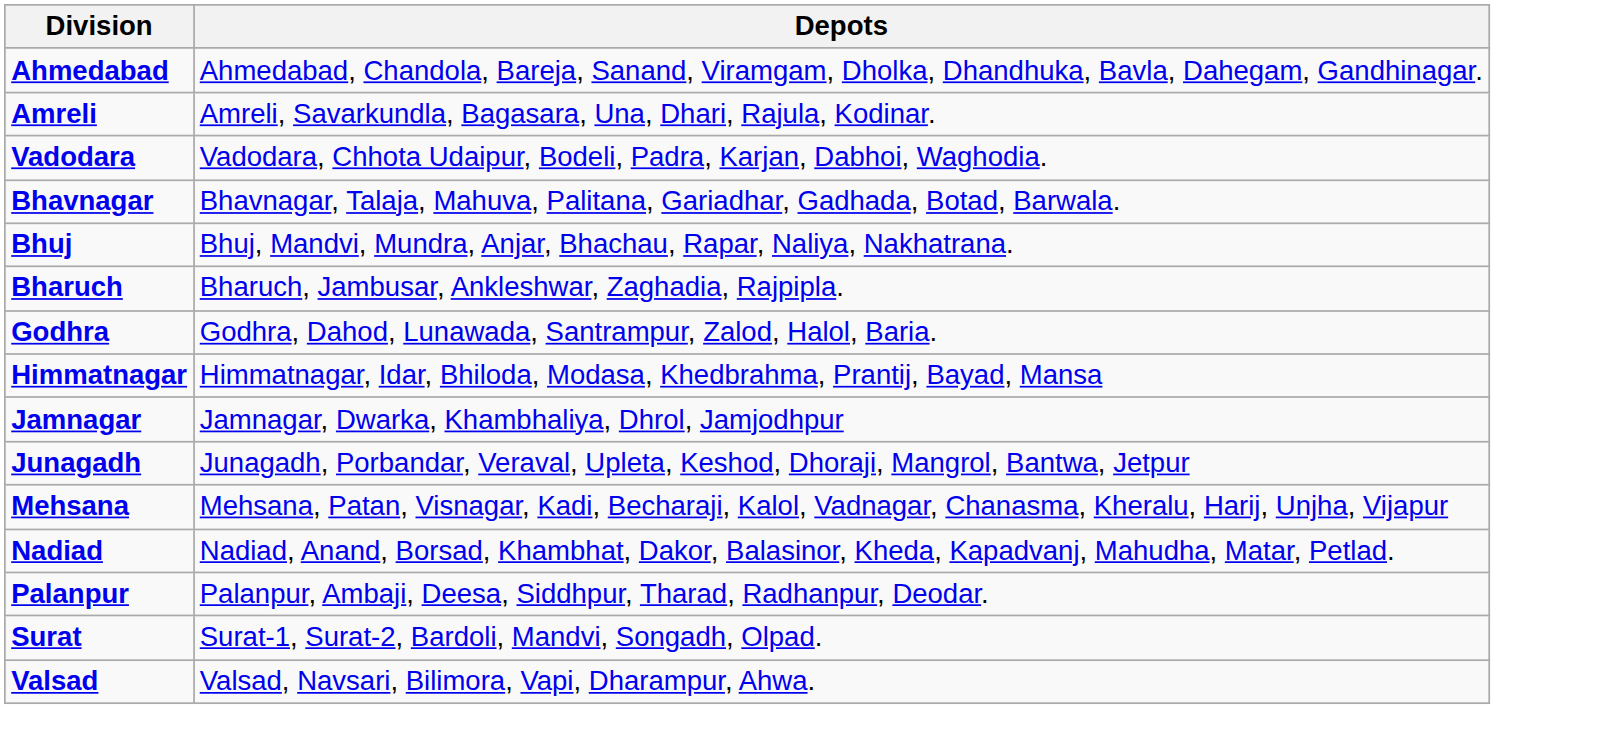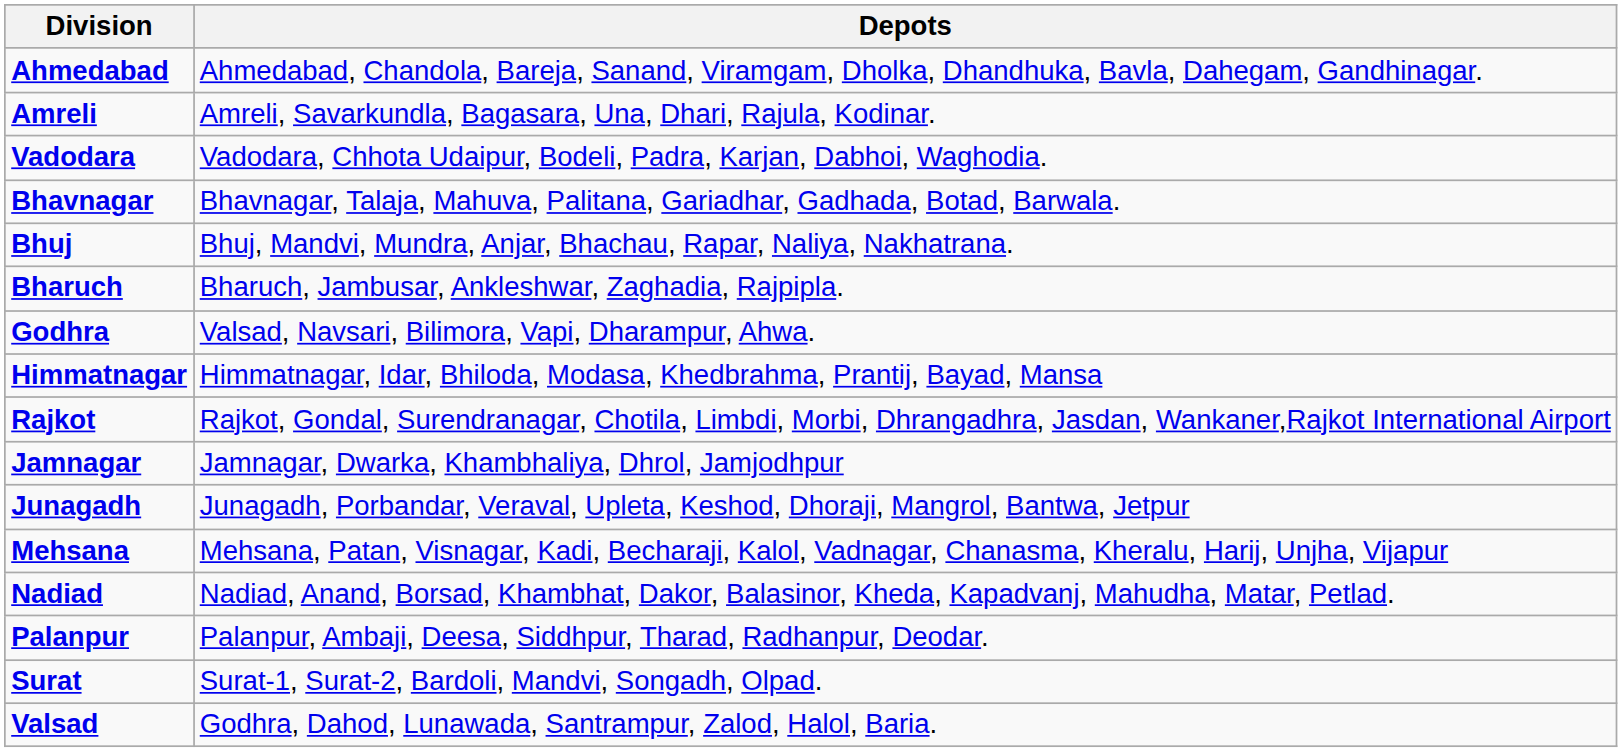(568, 331) Godhra, Dahod, Lunawada, Santrampur, Zalod, Halol, Baria. -> (507, 331) Valsad, Navsari, Bilimora, Vapi, Dharampur, Ahwa.
+ row: (53, 419)
(507, 680) Valsad, Navsari, Bilimora, Vapi, Dharampur, Ahwa. -> (568, 724) Godhra, Dahod, Lunawada, Santrampur, Zalod, Halol, Baria.
